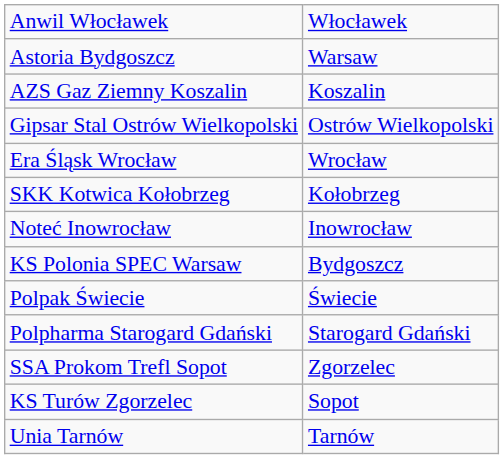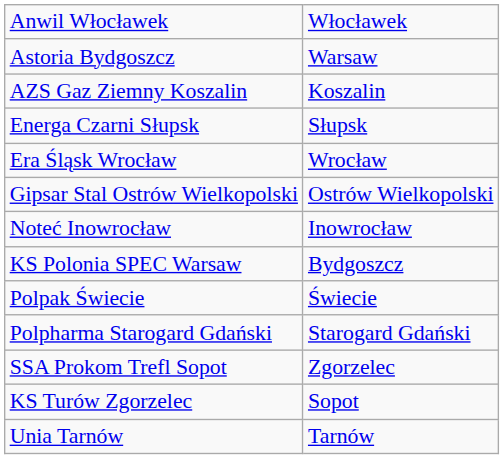+ row: (104, 125)
rows swapped: (93, 159) <-> (154, 125)
- row: (120, 194)
